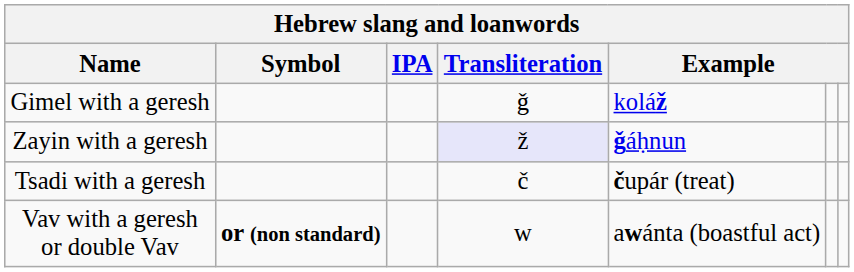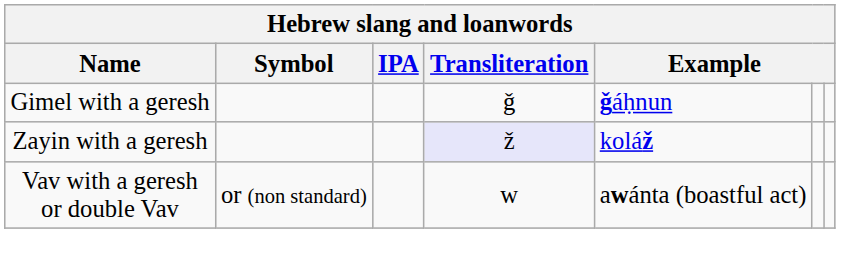(640, 102) koláž -> (636, 102) ǧáḥnun
(650, 141) ǧáḥnun -> (626, 141) koláž
- row: (110, 180)
(301, 233) bold -> (294, 194) normal
